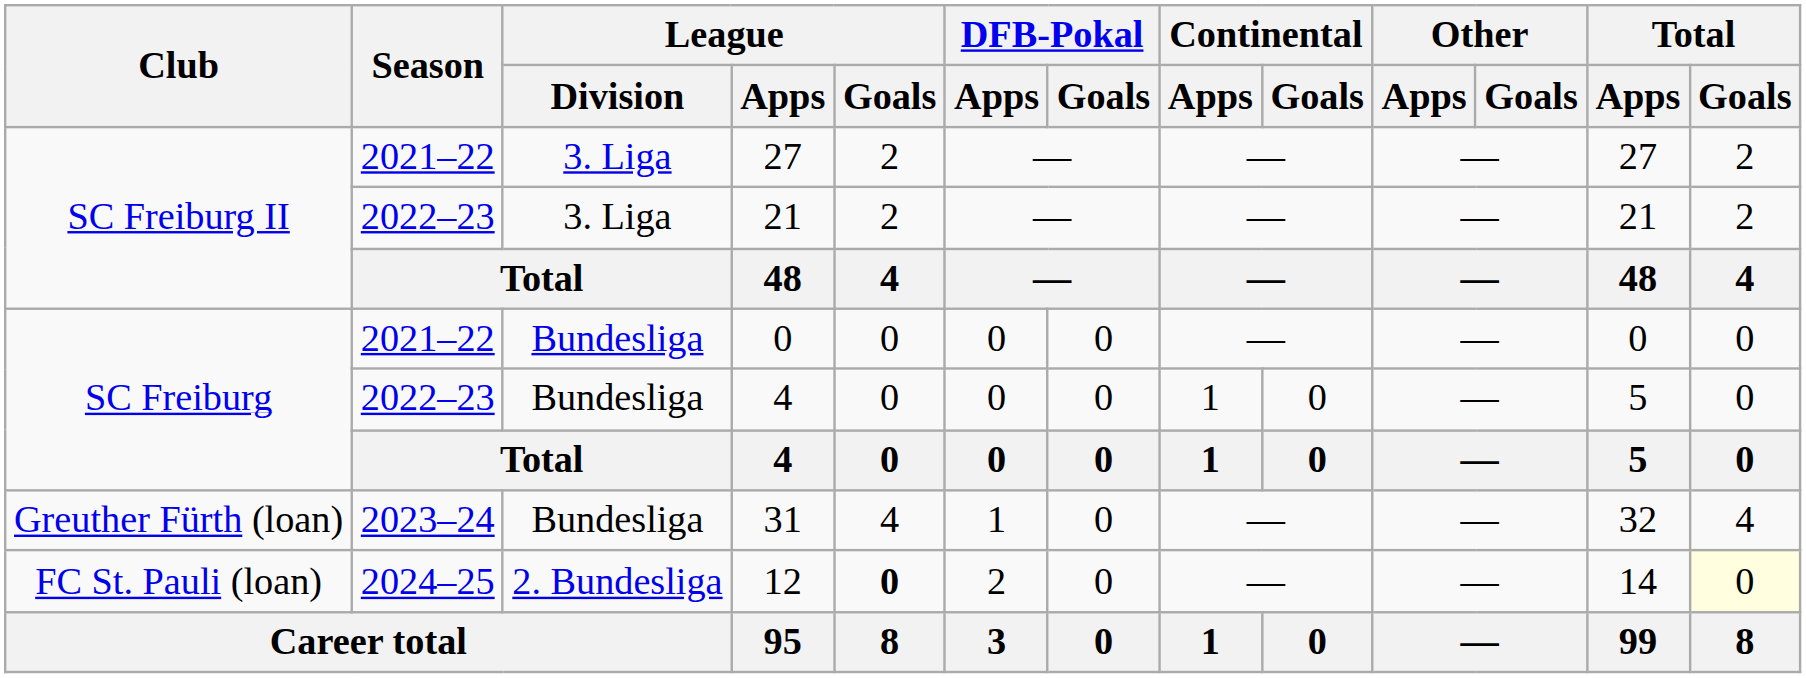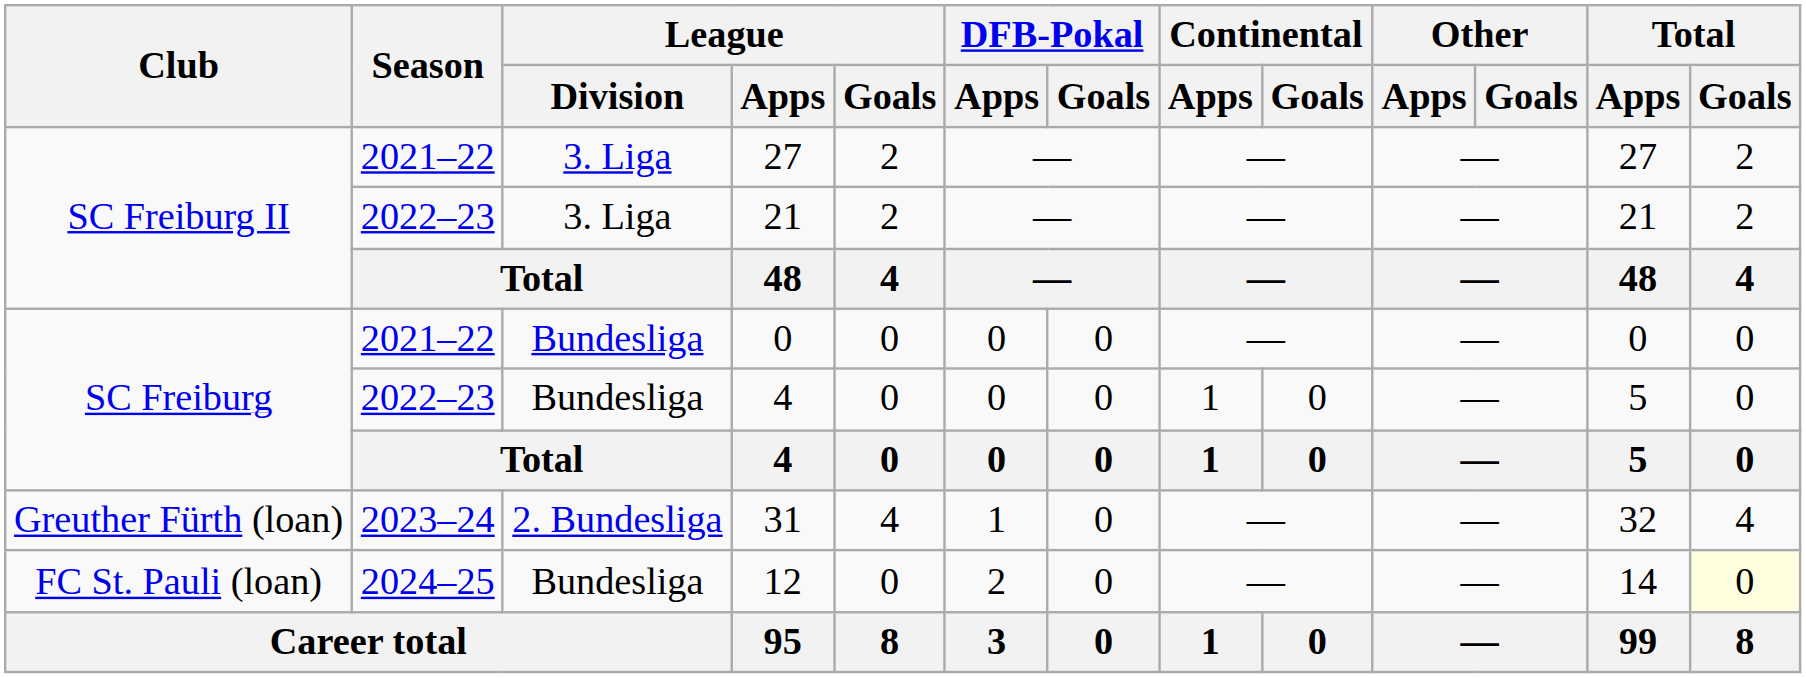(617, 519) Bundesliga -> (617, 519) 2. Bundesliga
(617, 580) 2. Bundesliga -> (617, 580) Bundesliga
(890, 580) bold -> (890, 580) normal
